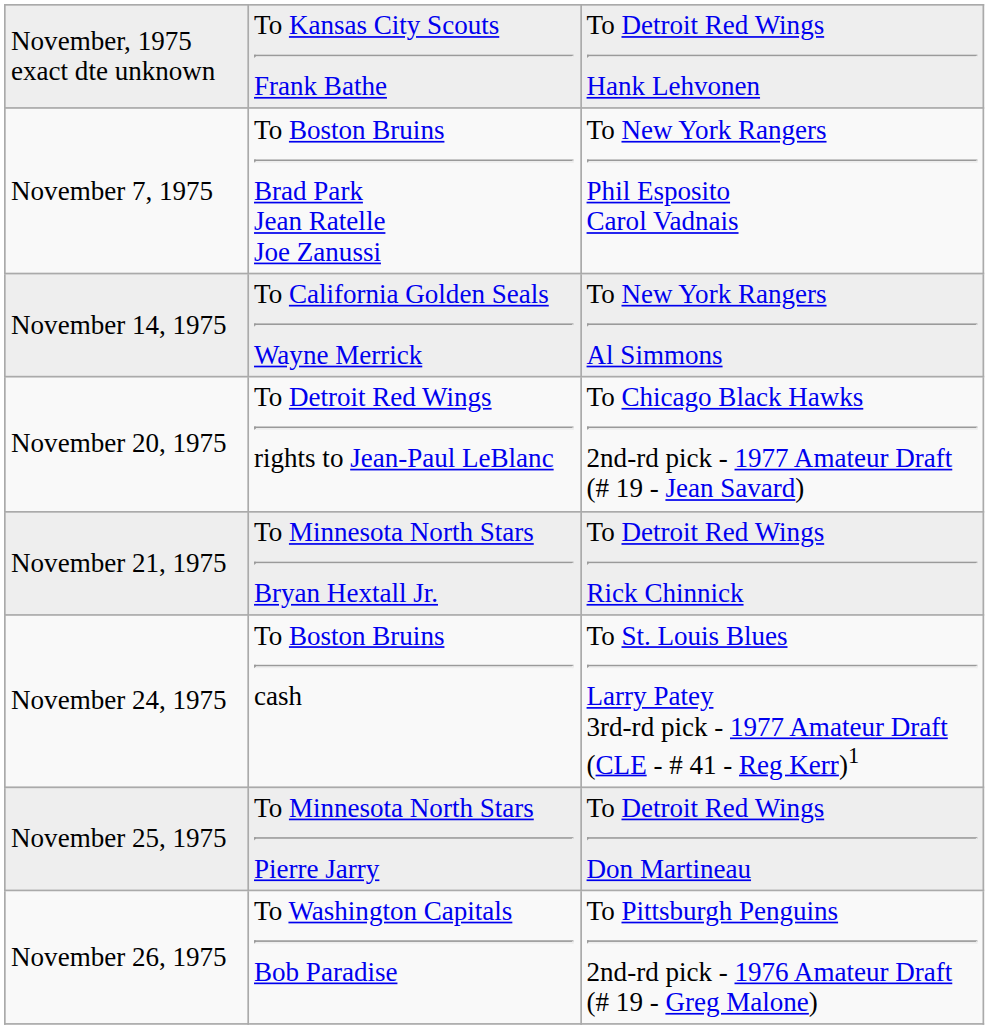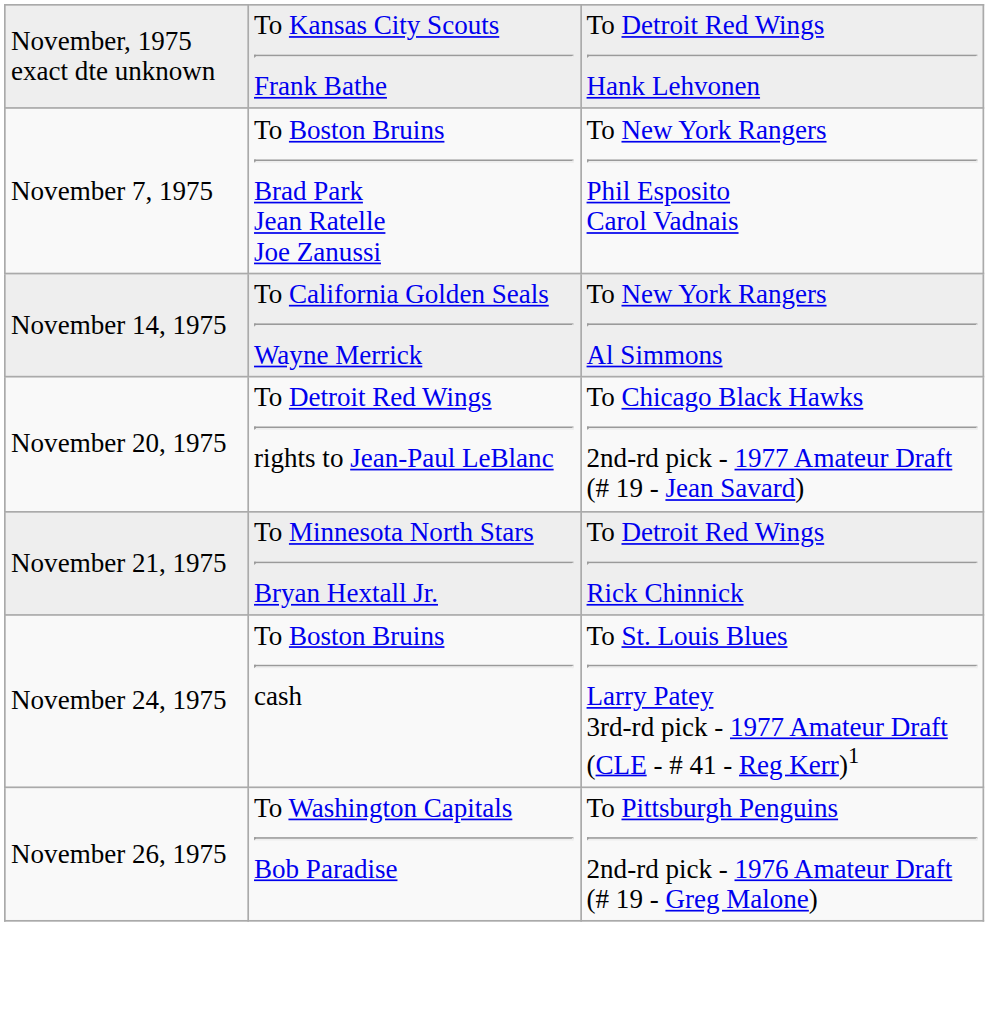- row: (119, 838)
